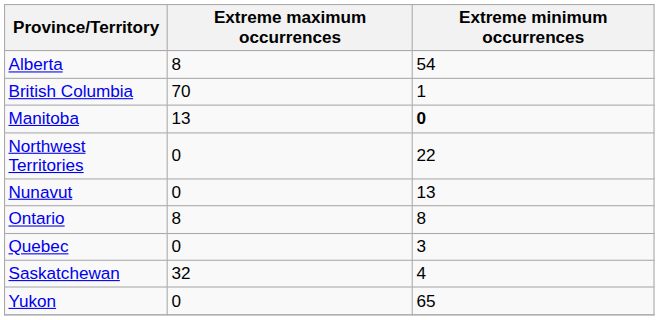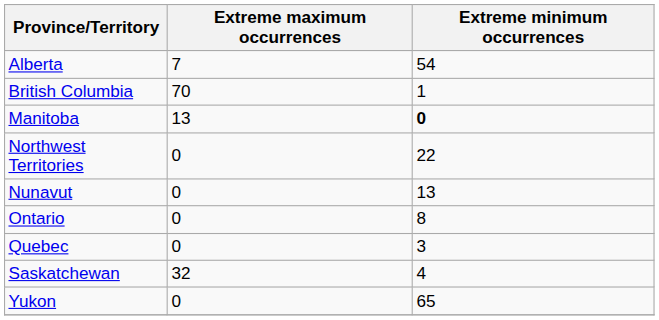(176, 64) 8 -> (176, 64) 7
(176, 219) 8 -> (176, 219) 0
